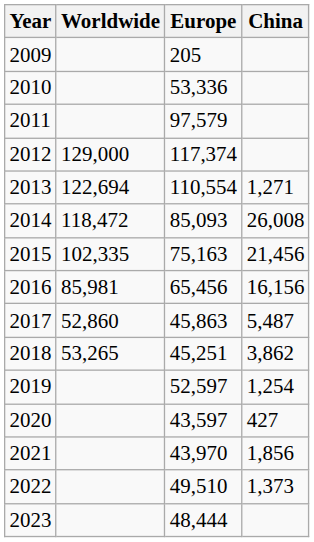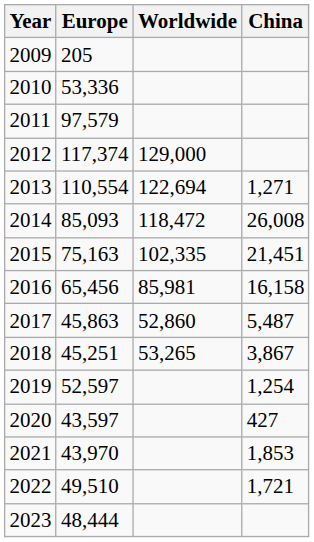columns swapped: (111, 21) <-> (203, 21)
(276, 253) 21,456 -> (276, 253) 21,451
(276, 287) 16,156 -> (276, 287) 16,158
(270, 353) 3,862 -> (270, 353) 3,867
(270, 453) 1,856 -> (270, 453) 1,853
(270, 486) 1,373 -> (270, 486) 1,721
